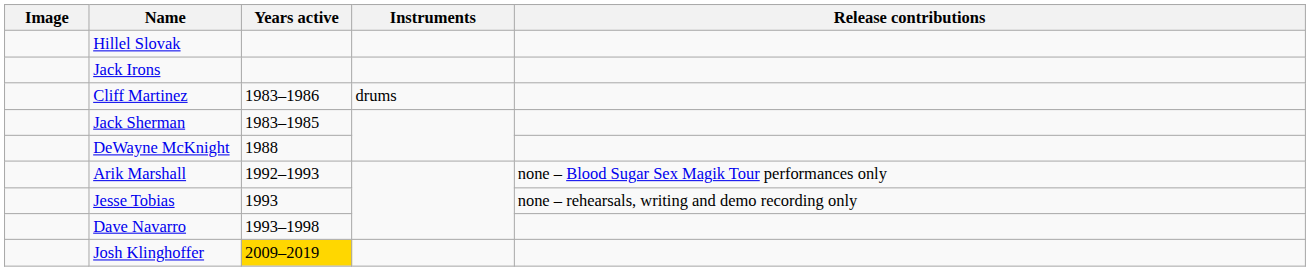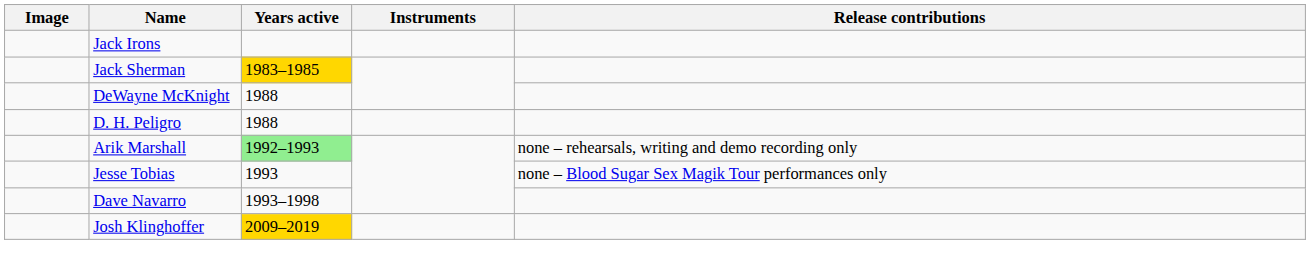- row: (137, 43)
- row: (140, 95)
(282, 122) no background -> (282, 69) gold background
+ row: (137, 122)
(282, 174) no background -> (282, 148) lightgreen background
(702, 174) none – Blood Sugar Sex Magik Tour performances only -> (687, 148) none – rehearsals, writing and demo recording only
(687, 200) none – rehearsals, writing and demo recording only -> (702, 174) none – Blood Sugar Sex Magik Tour performances only
